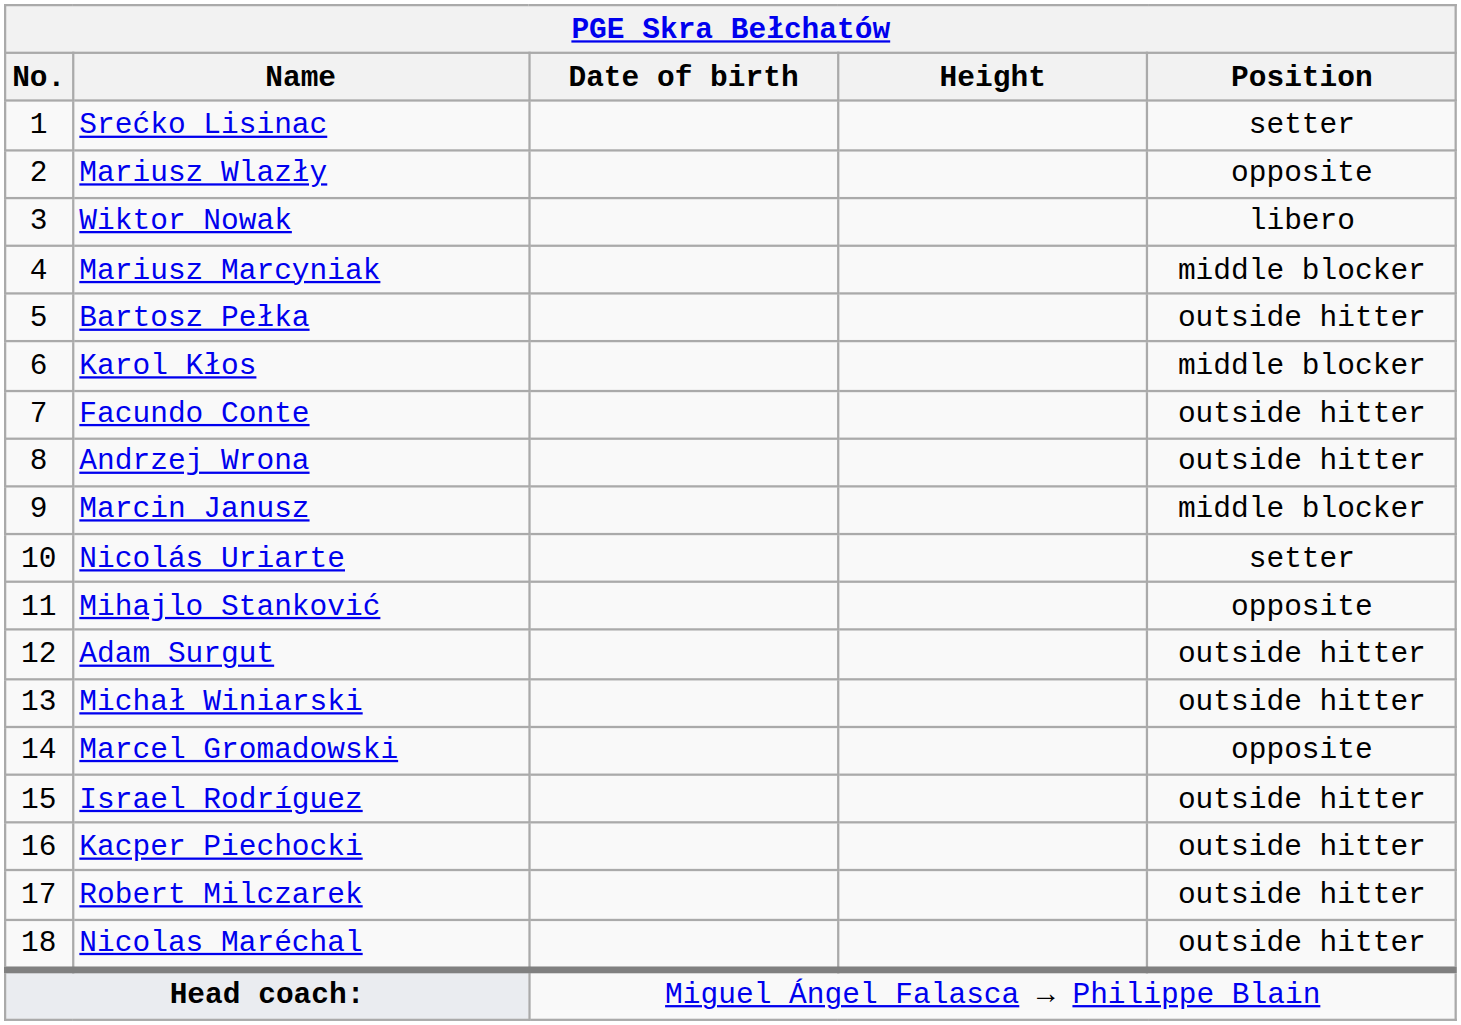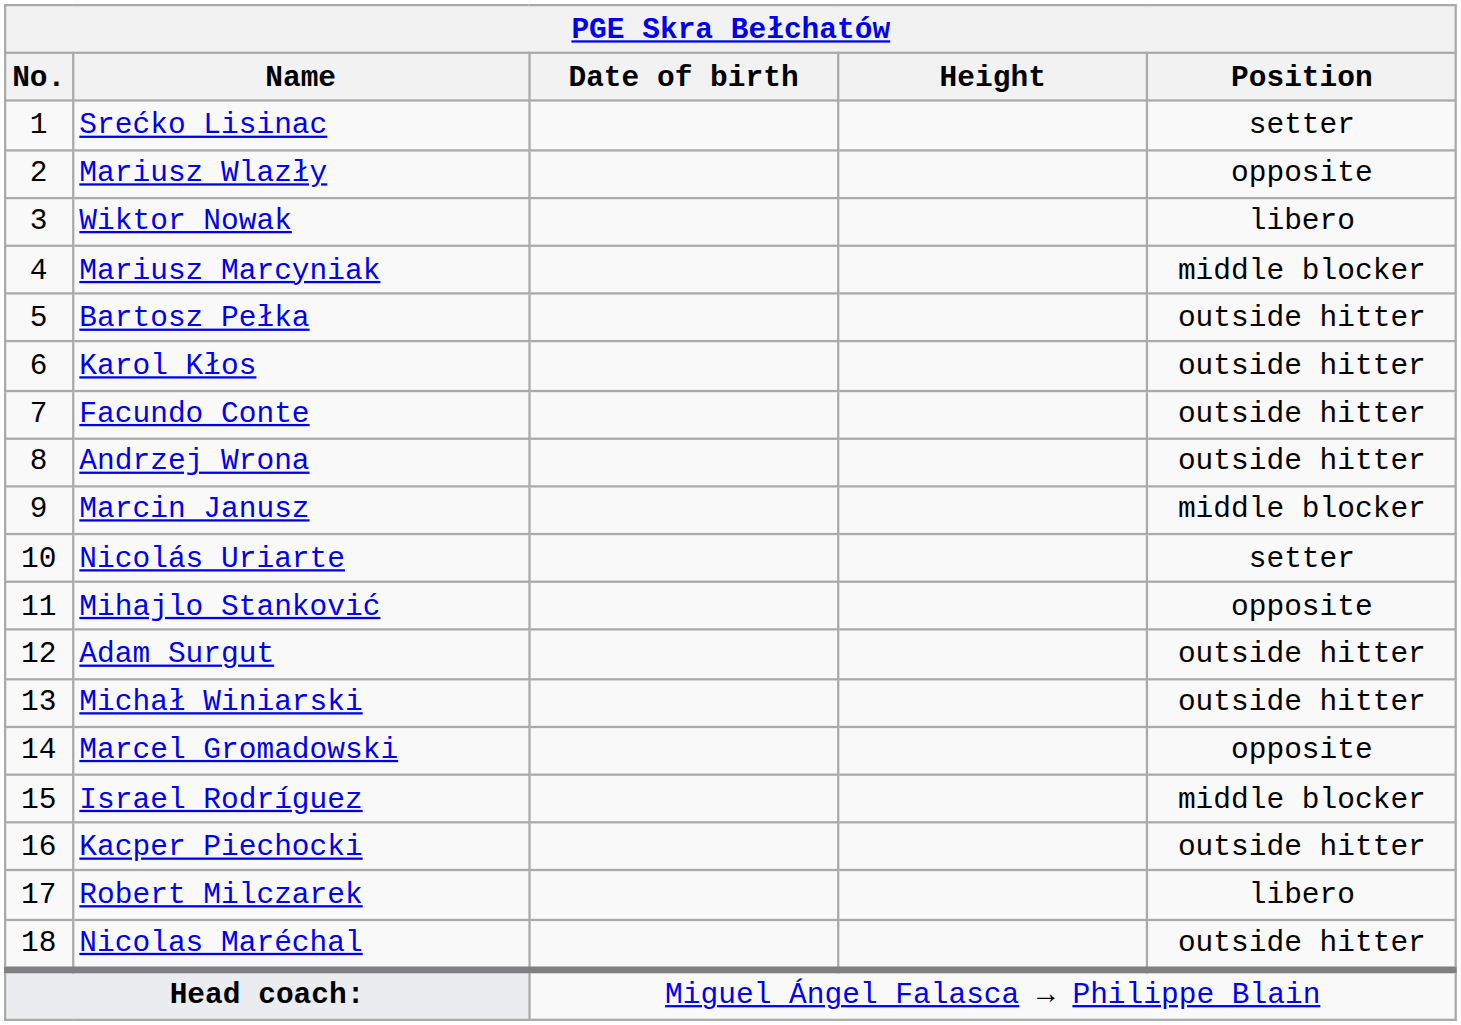(1302, 366) middle blocker -> (1302, 366) outside hitter
(1302, 799) outside hitter -> (1302, 799) middle blocker
(1302, 895) outside hitter -> (1302, 895) libero
